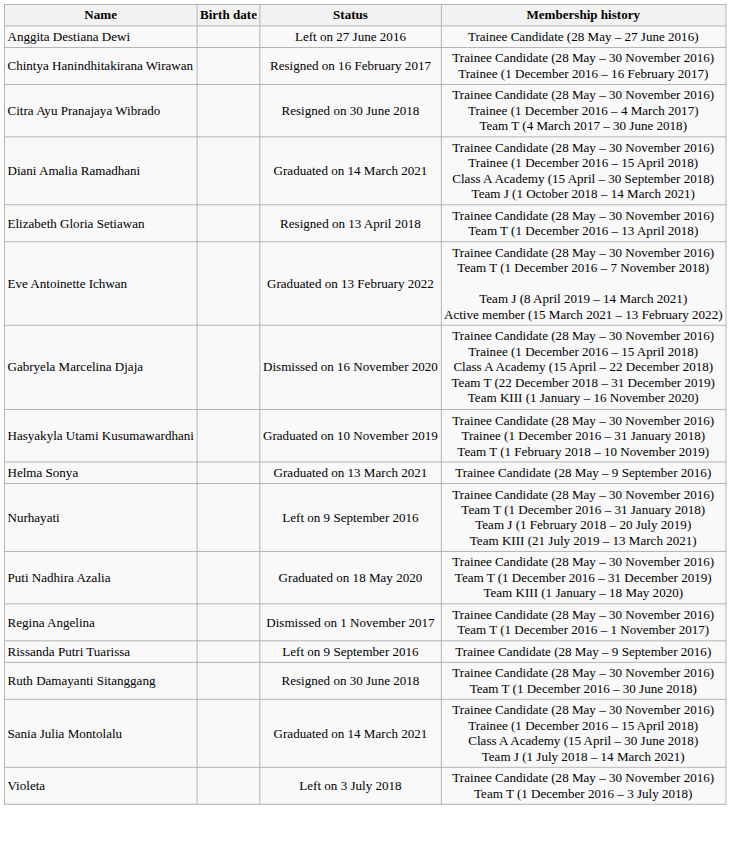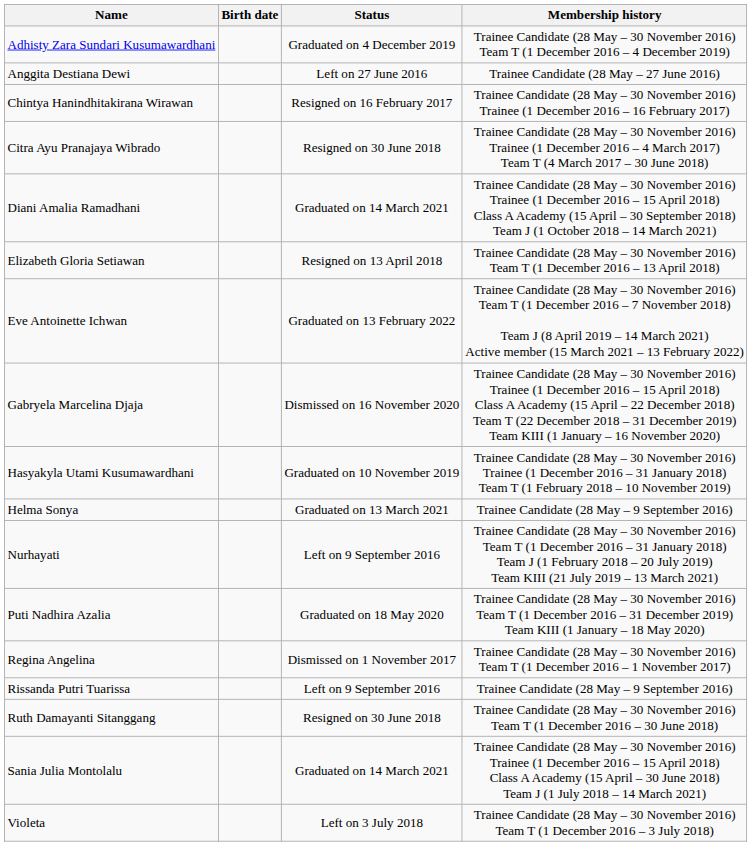+ row: (111, 44)
